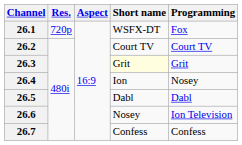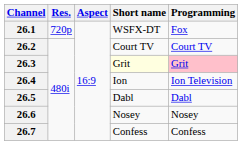(180, 64) no background -> (180, 64) pink background
(185, 81) Nosey -> (202, 81) Ion Television
(202, 115) Ion Television -> (185, 115) Nosey
